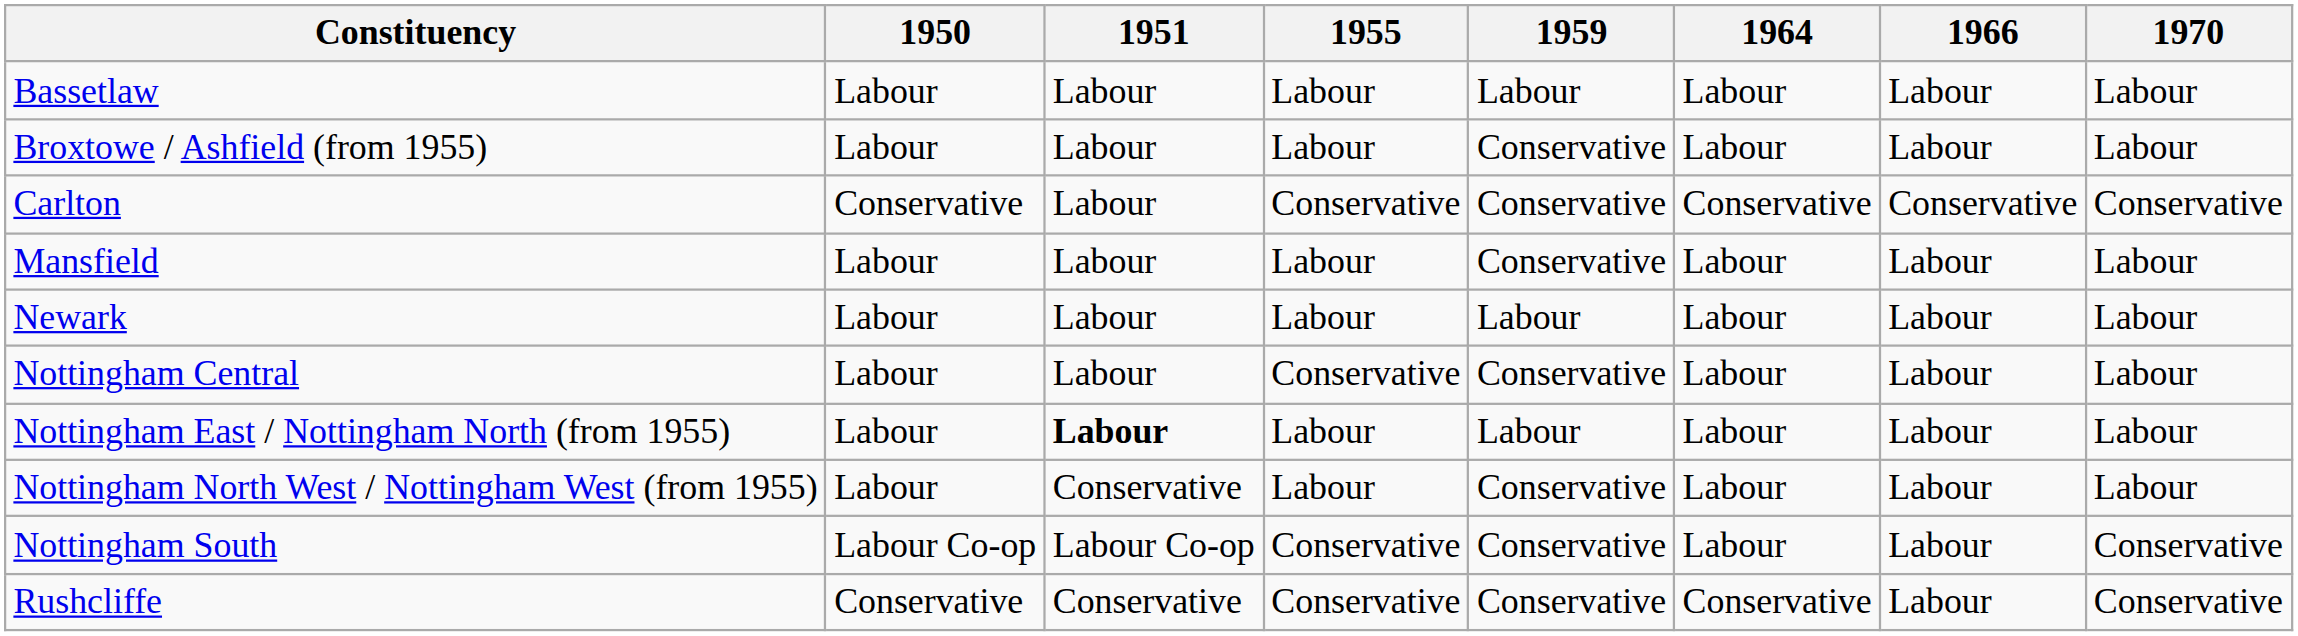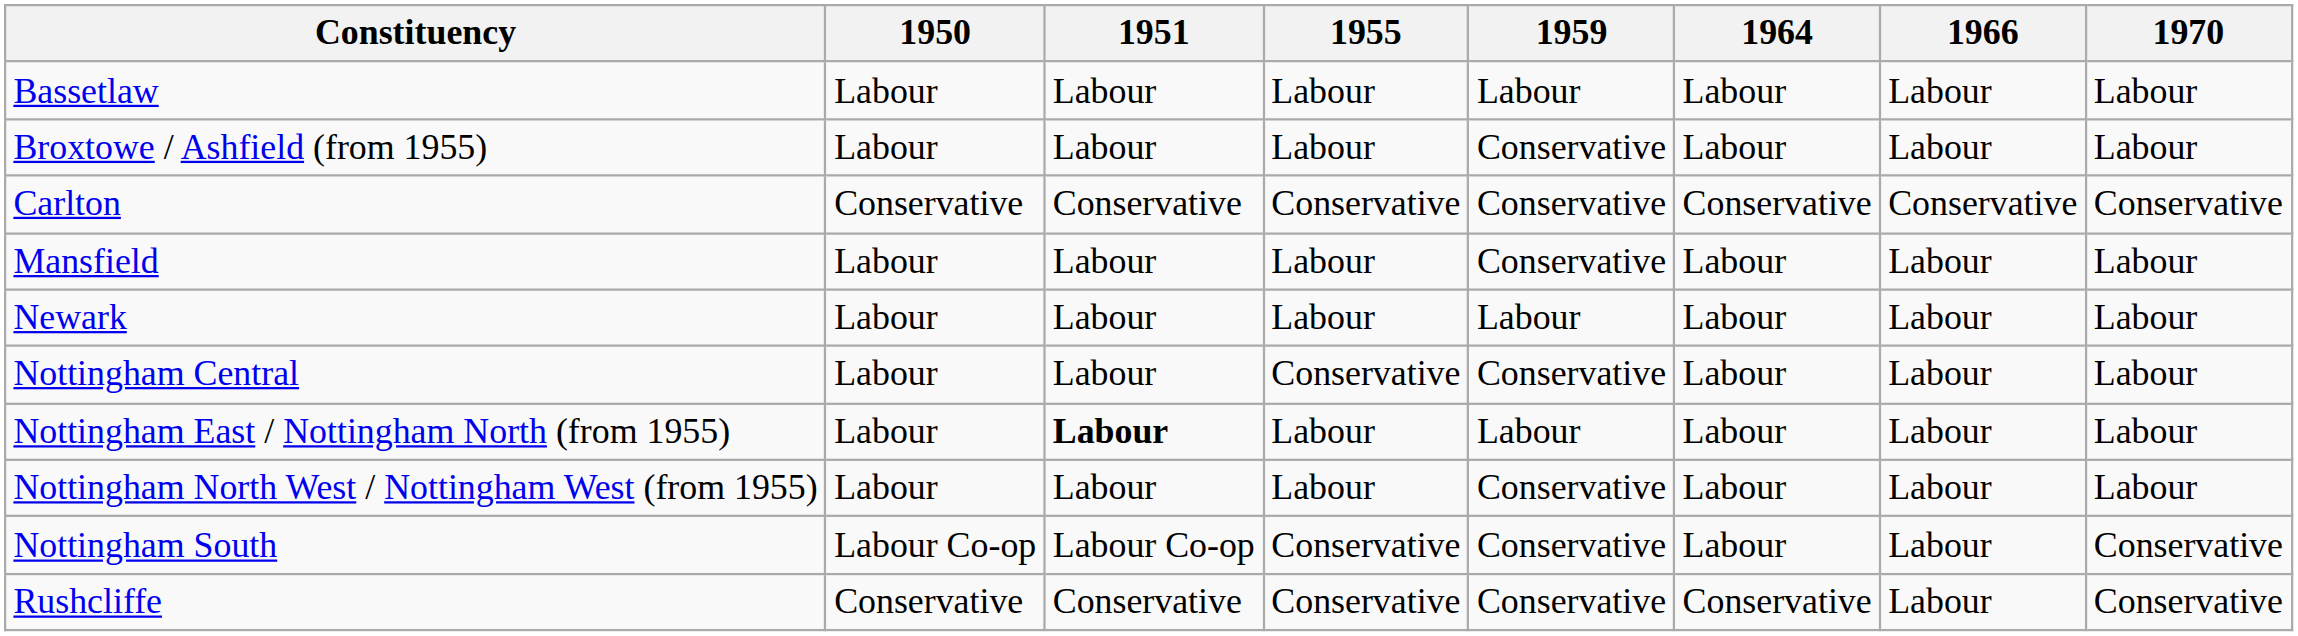(1104, 203) Labour -> (1147, 203) Conservative
(1147, 487) Conservative -> (1104, 487) Labour
